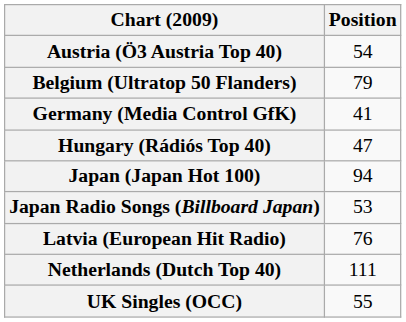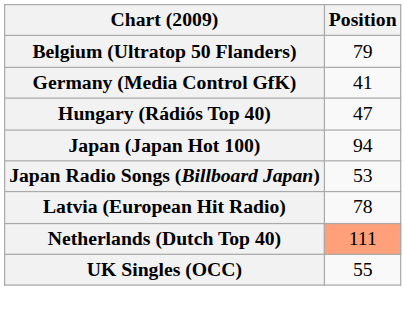- row: (164, 51)
(363, 238) 76 -> (363, 207) 78
(363, 269) no background -> (363, 238) lightsalmon background
